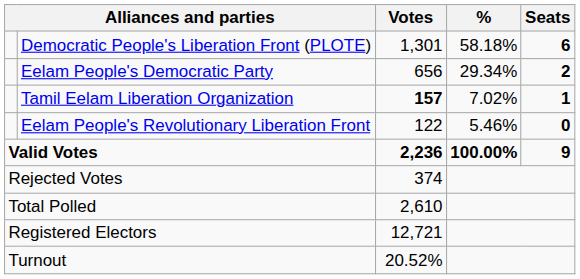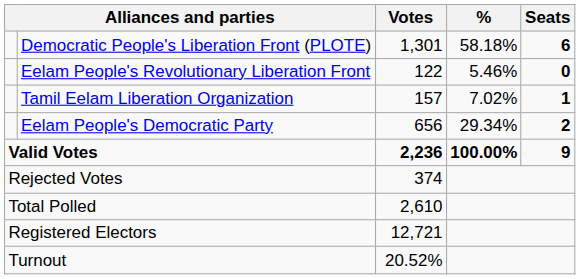rows swapped: (147, 71) <-> (196, 125)
(428, 98) bold -> (428, 98) normal
